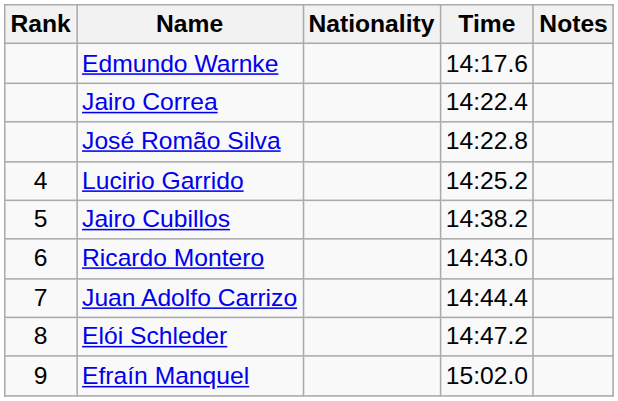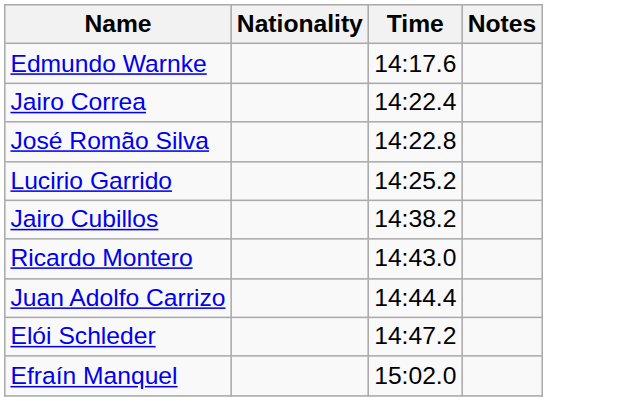- column: (41, 24)
